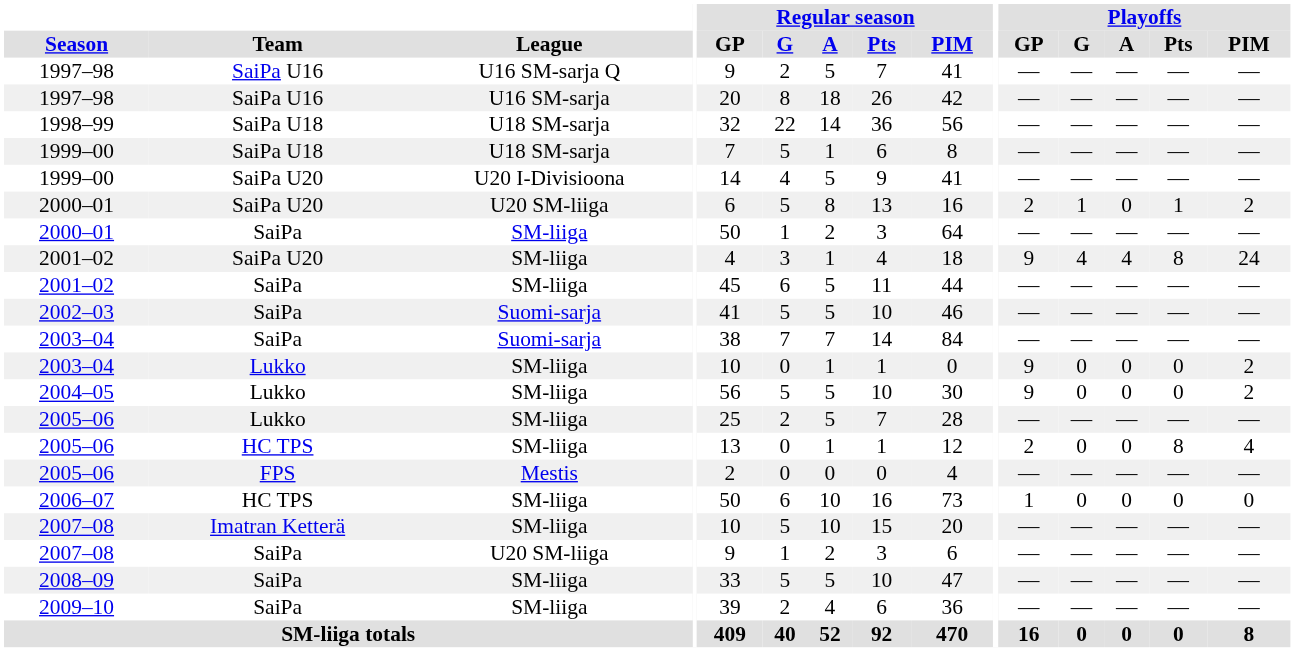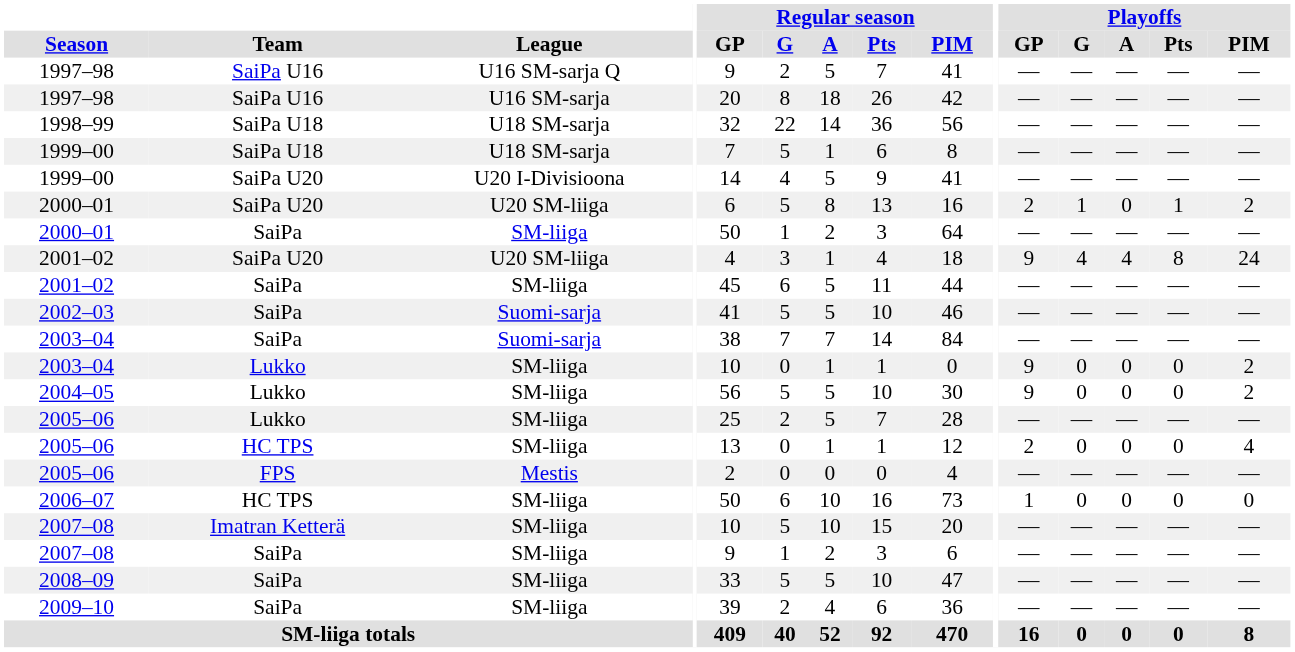(549, 258) SM-liiga -> (549, 258) U20 SM-liiga
(1178, 446) 8 -> (1178, 446) 0
(549, 553) U20 SM-liiga -> (549, 553) SM-liiga
